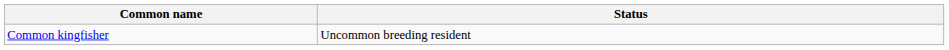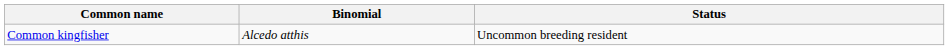+ column: (357, 14)
